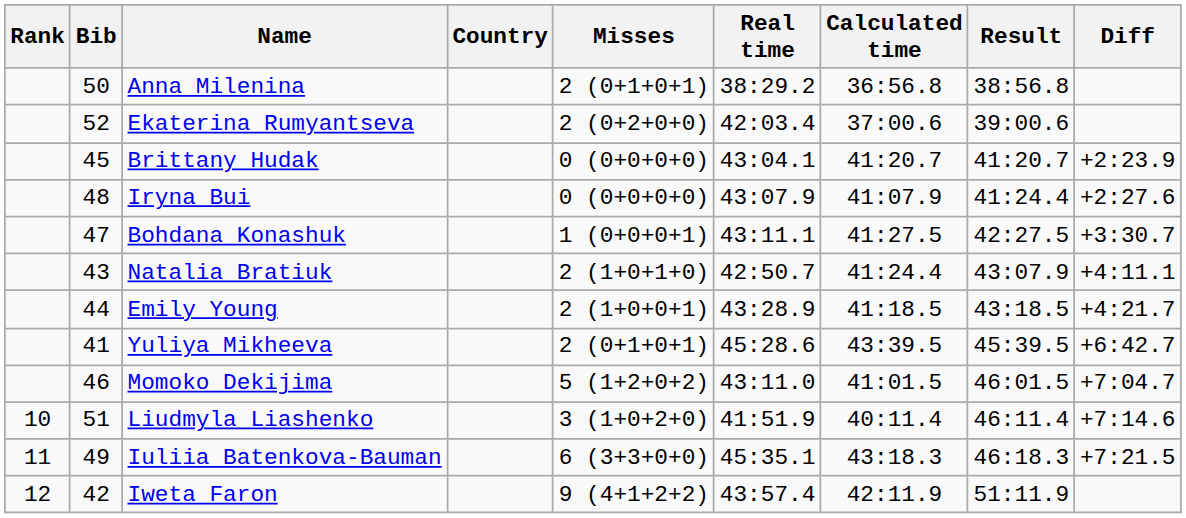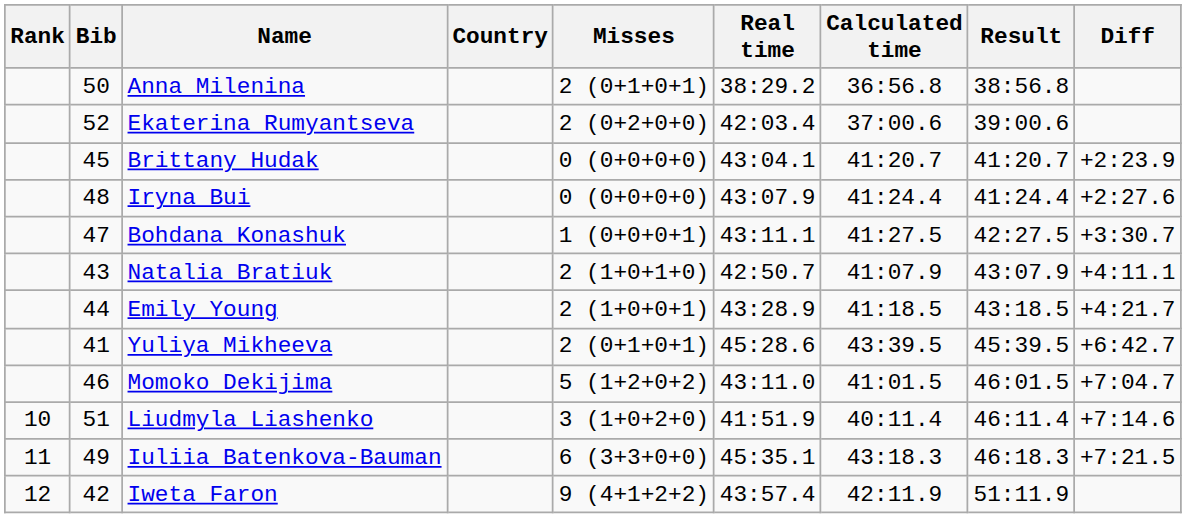(894, 198) 41:07.9 -> (894, 198) 41:24.4
(894, 272) 41:24.4 -> (894, 272) 41:07.9
